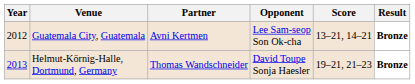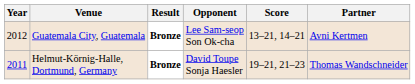columns swapped: (199, 13) <-> (392, 13)
(17, 65) 2013 -> (17, 65) 2011
